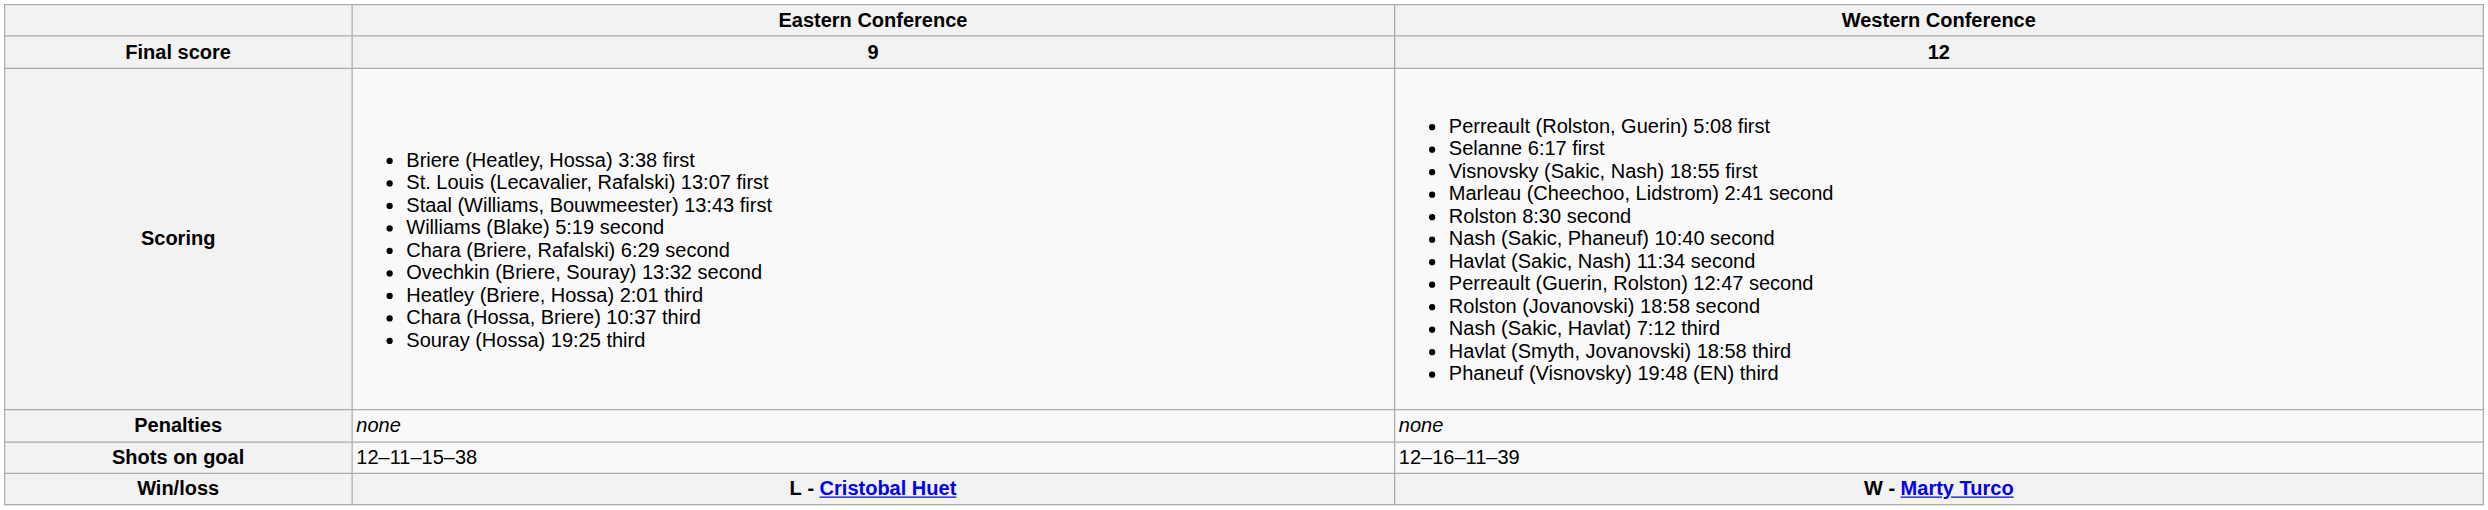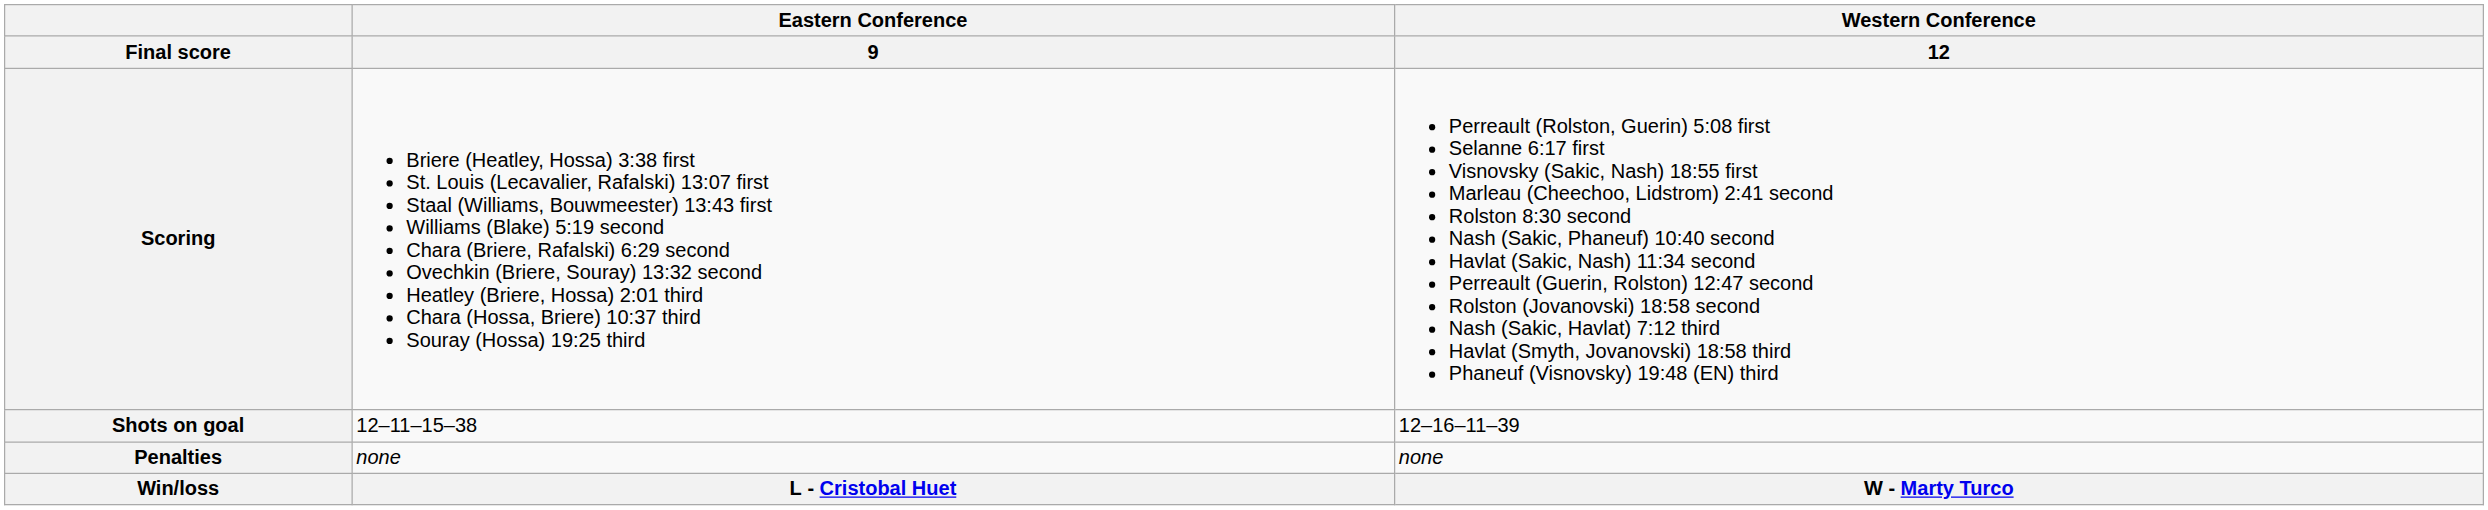rows swapped: (178, 425) <-> (178, 457)
